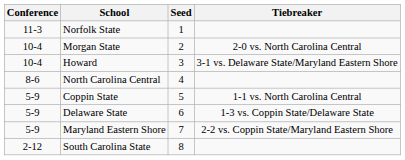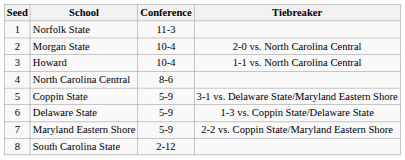columns swapped: (181, 12) <-> (32, 12)
(297, 63) 3-1 vs. Delaware State/Maryland Eastern Shore -> (297, 63) 1-1 vs. North Carolina Central
(297, 96) 1-1 vs. North Carolina Central -> (297, 96) 3-1 vs. Delaware State/Maryland Eastern Shore
